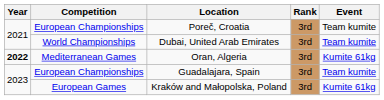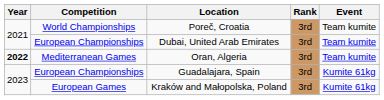(89, 27) European Championships -> (89, 27) World Championships
(89, 42) World Championships -> (89, 42) European Championships
(349, 57) Kumite 61kg -> (349, 57) Team kumite
(349, 72) Team kumite -> (349, 72) Kumite 61kg
